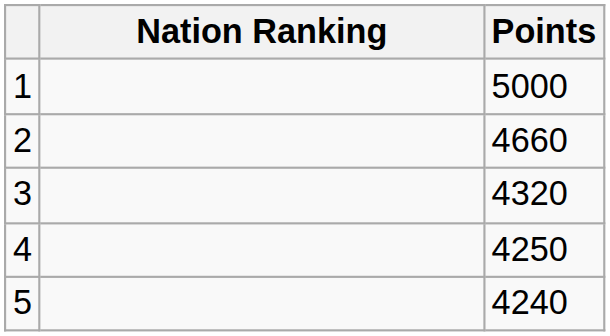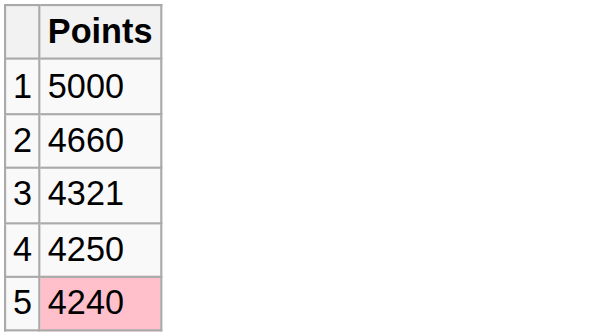- column: (262, 31)
(530, 194) 4320 -> (86, 194) 4321
(530, 303) no background -> (86, 303) pink background
